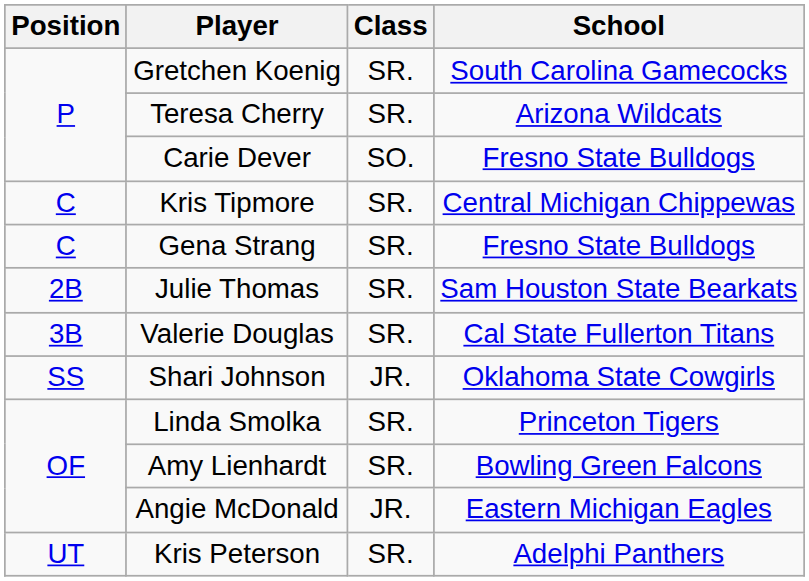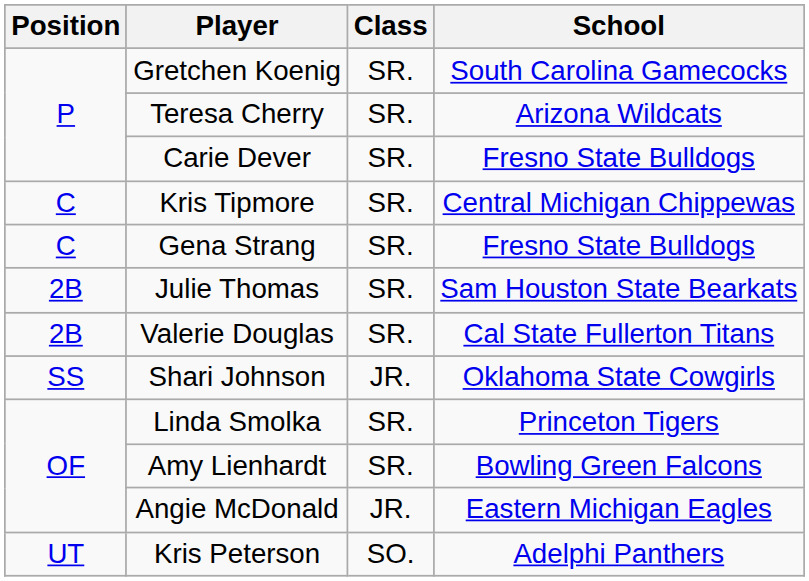(391, 158) SO. -> (391, 158) SR.
(66, 333) 3B -> (66, 333) 2B
(391, 553) SR. -> (391, 553) SO.
